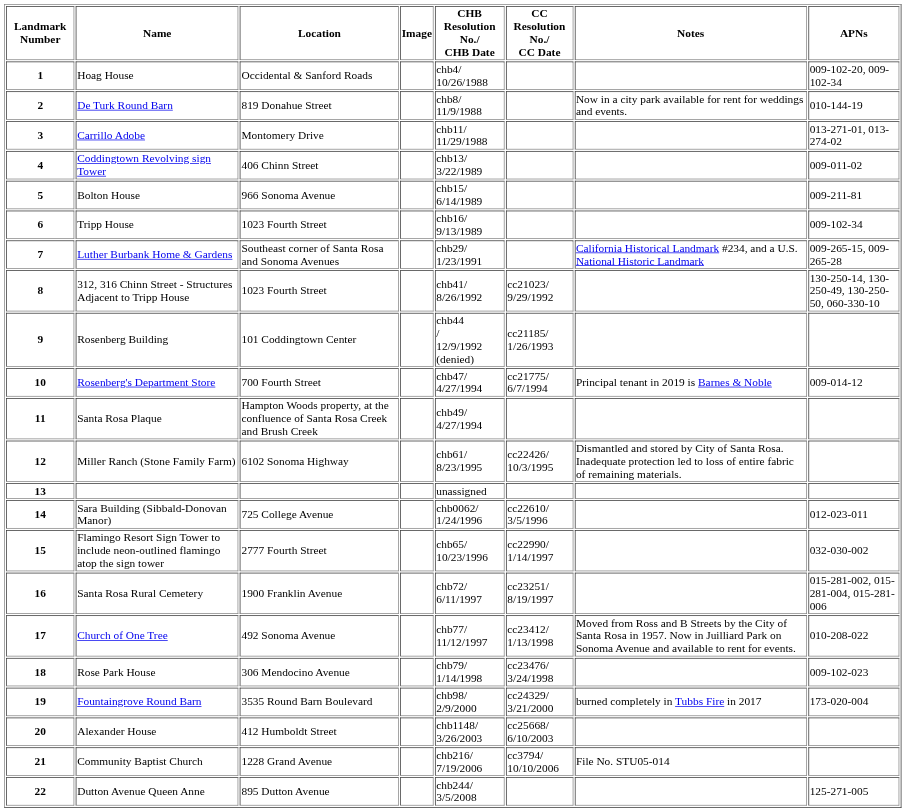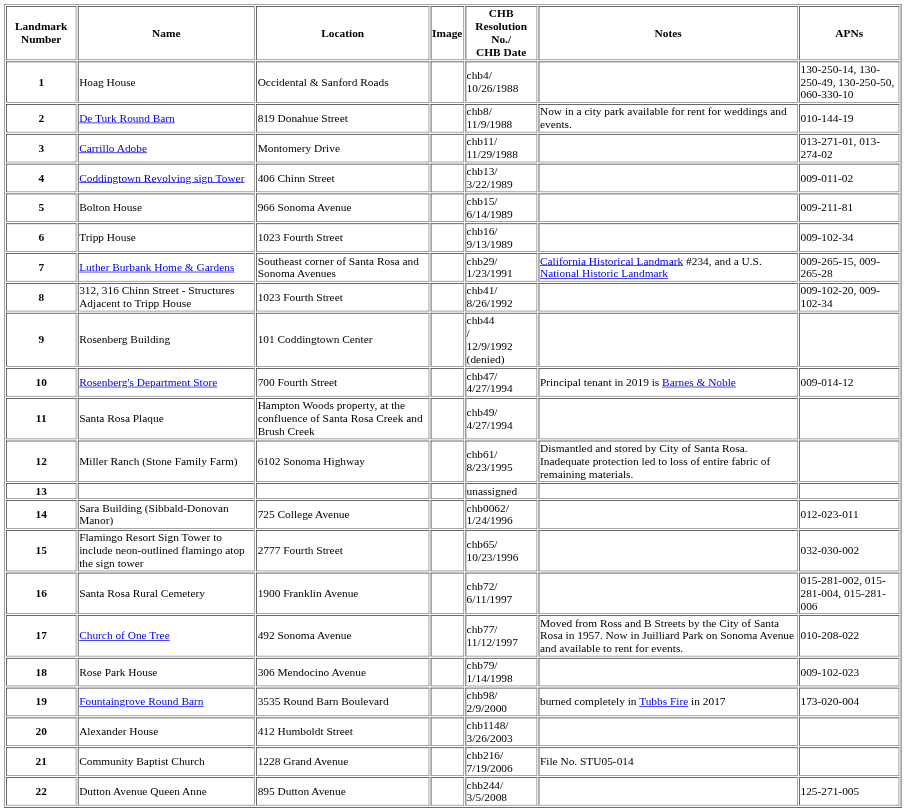- column: (539, 33)
(849, 75) 009-102-20, 009-102-34 -> (847, 82) 130-250-14, 130-250-49, 130-250-50, 060-330-10
(849, 290) 130-250-14, 130-250-49, 130-250-50, 060-330-10 -> (840, 297) 009-102-20, 009-102-34
